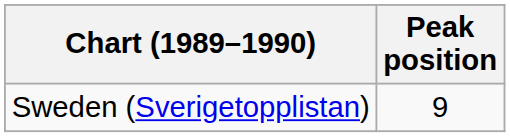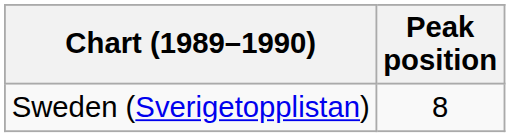(440, 107) 9 -> (440, 107) 8
